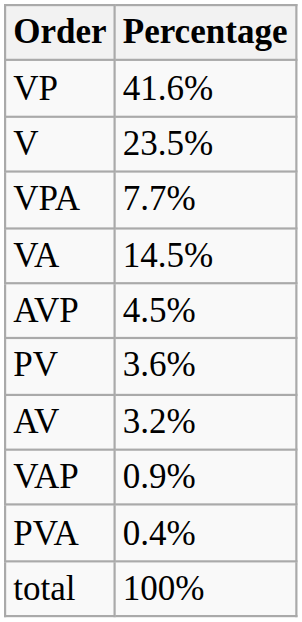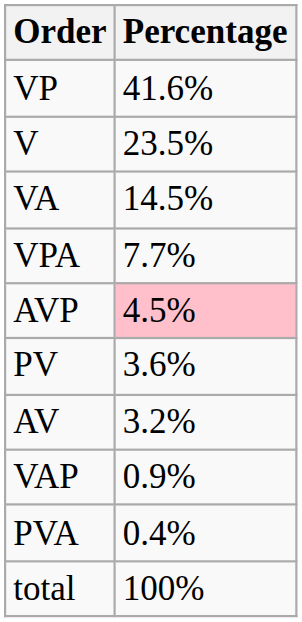rows swapped: (36, 254) <-> (47, 198)
(159, 310) no background -> (159, 310) pink background
